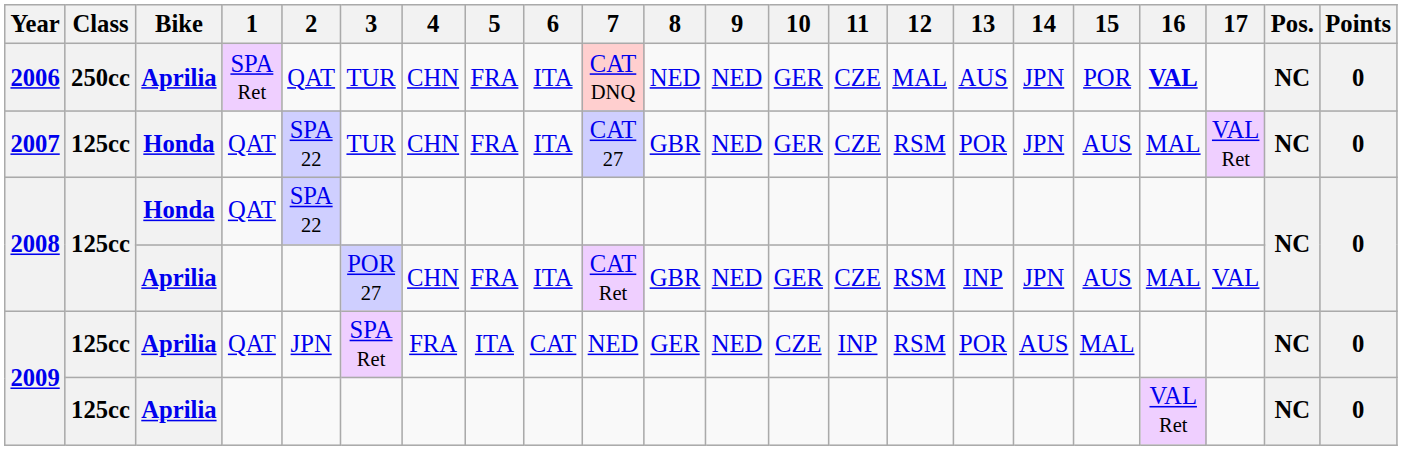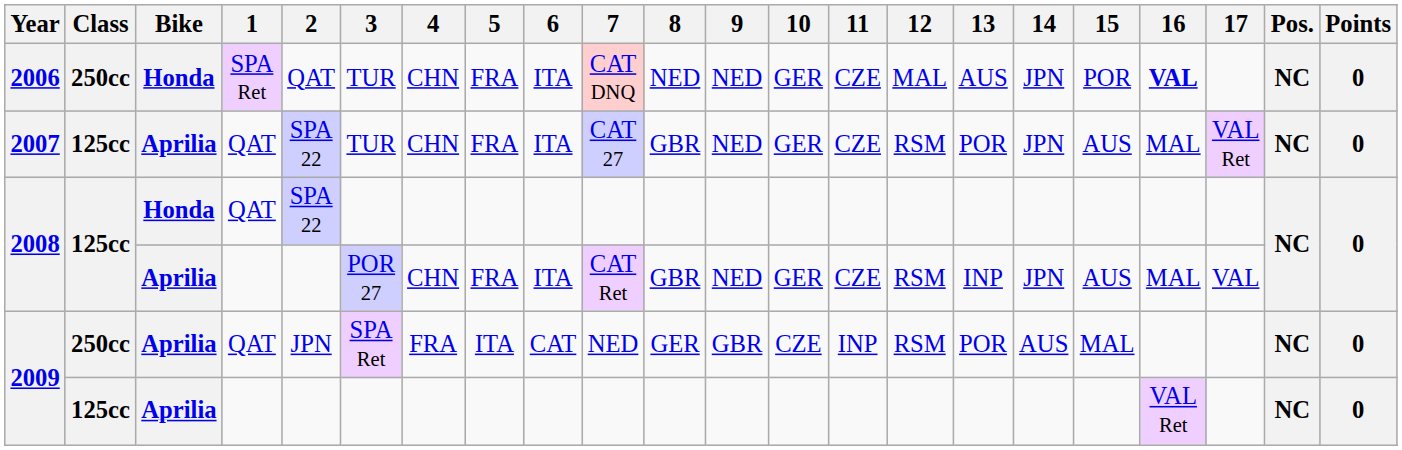(179, 76) Aprilia -> (179, 76) Honda
(179, 143) Honda -> (179, 143) Aprilia
(101, 344) 125cc -> (101, 344) 250cc
(737, 344) NED -> (737, 344) GBR
